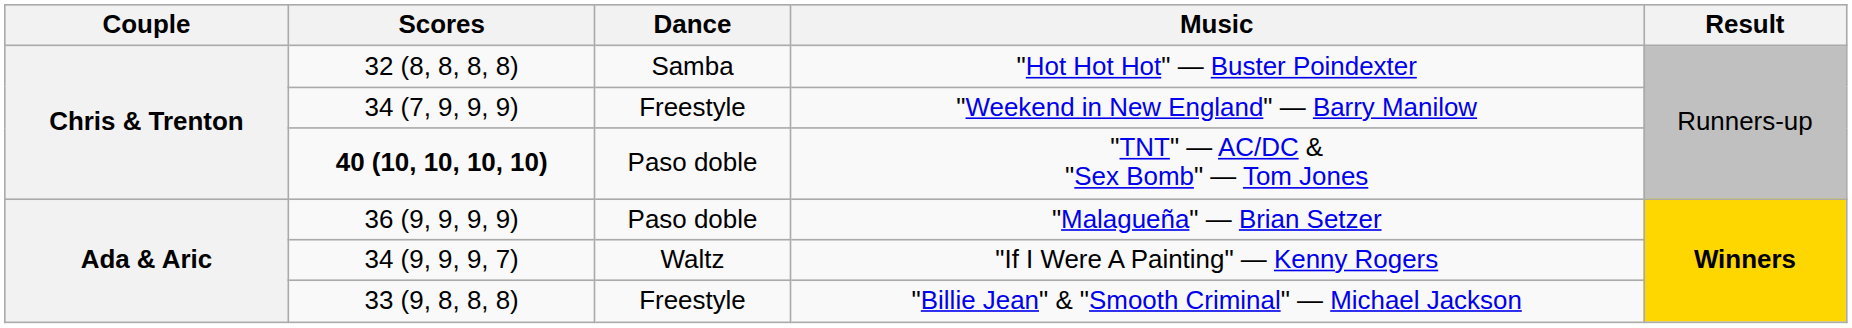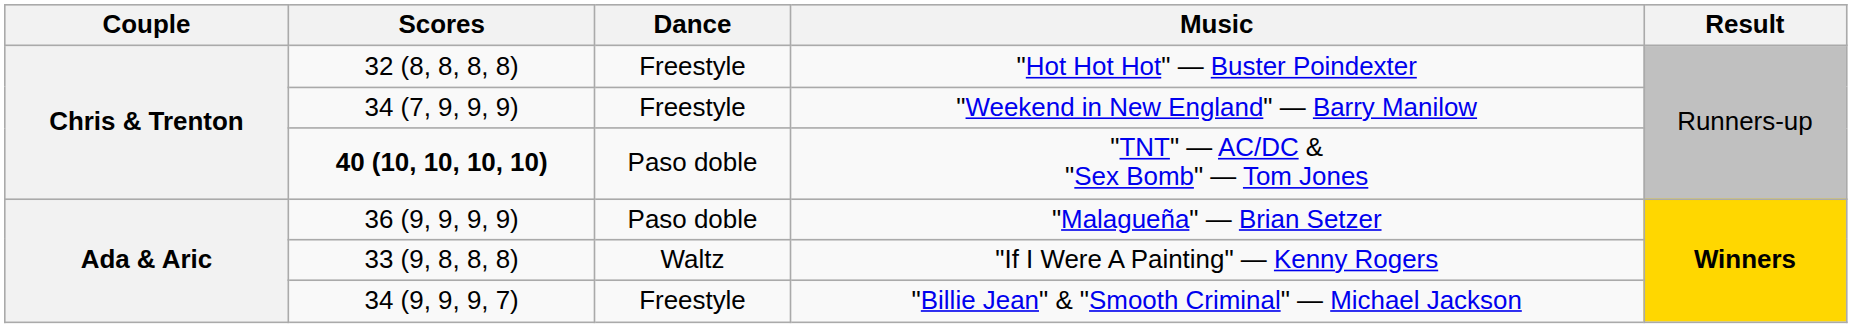(692, 66) Samba -> (692, 66) Freestyle
(442, 259) 34 (9, 9, 9, 7) -> (442, 259) 33 (9, 8, 8, 8)
(442, 300) 33 (9, 8, 8, 8) -> (442, 300) 34 (9, 9, 9, 7)
